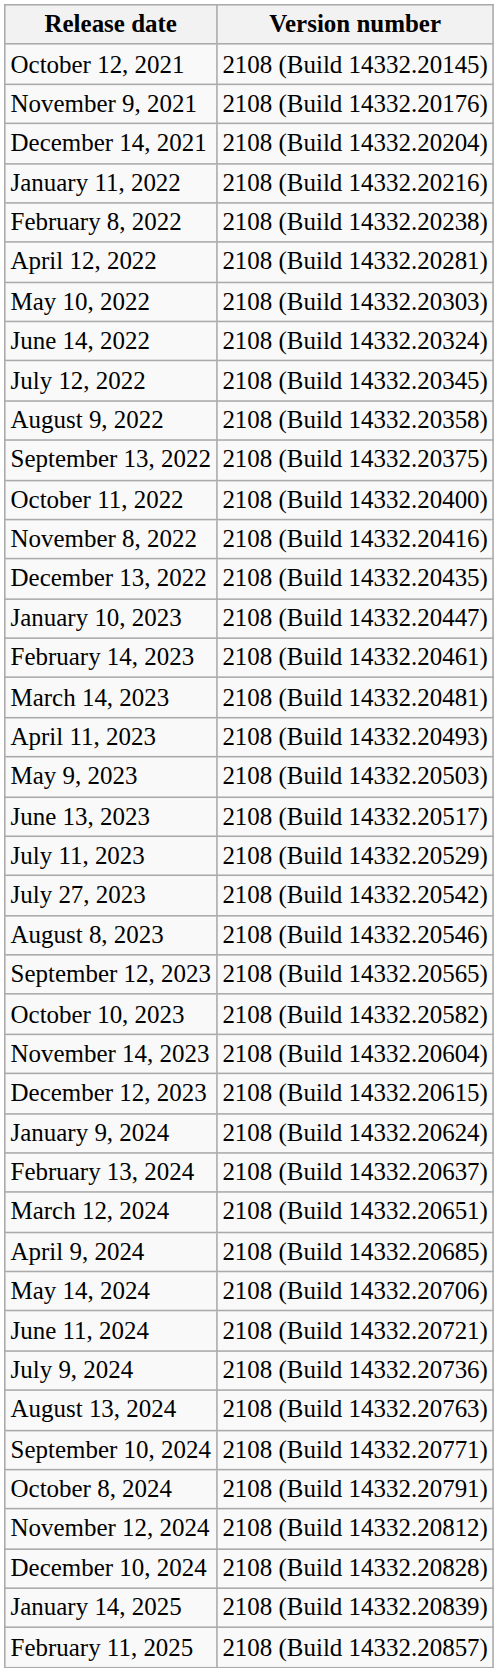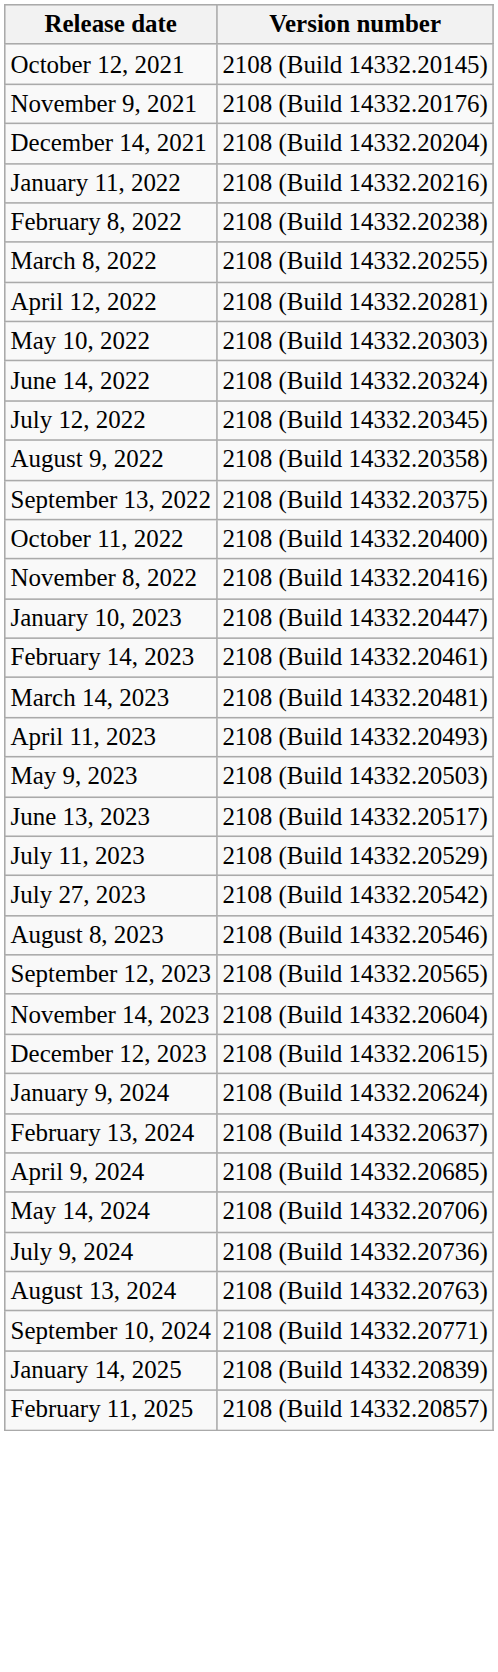+ row: (84, 261)
- row: (109, 578)
- row: (98, 1013)
- row: (90, 1211)
- row: (80, 1330)
- row: (91, 1488)
- row: (110, 1528)
- row: (109, 1568)
